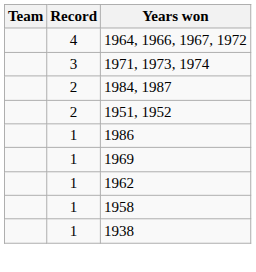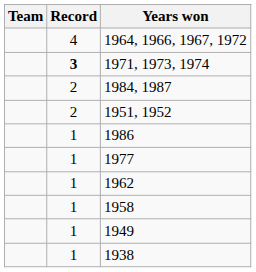(74, 64) normal -> (74, 64) bold
+ row: (119, 159)
- row: (119, 159)
+ row: (119, 231)
